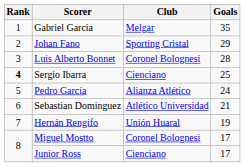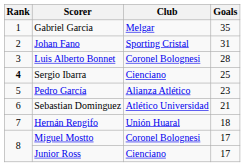(225, 43) 29 -> (225, 43) 31
(225, 91) 24 -> (225, 91) 23
(225, 122) 19 -> (225, 122) 18
